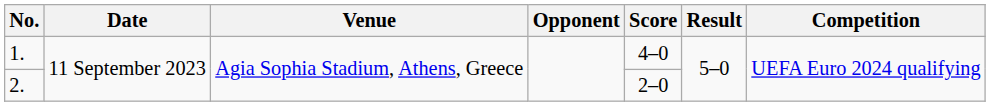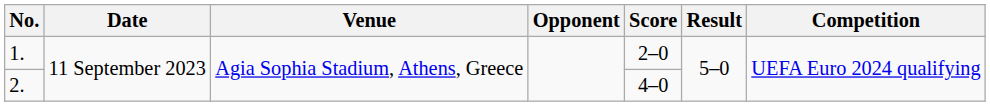(653, 52) 4–0 -> (653, 52) 2–0
(653, 85) 2–0 -> (653, 85) 4–0
